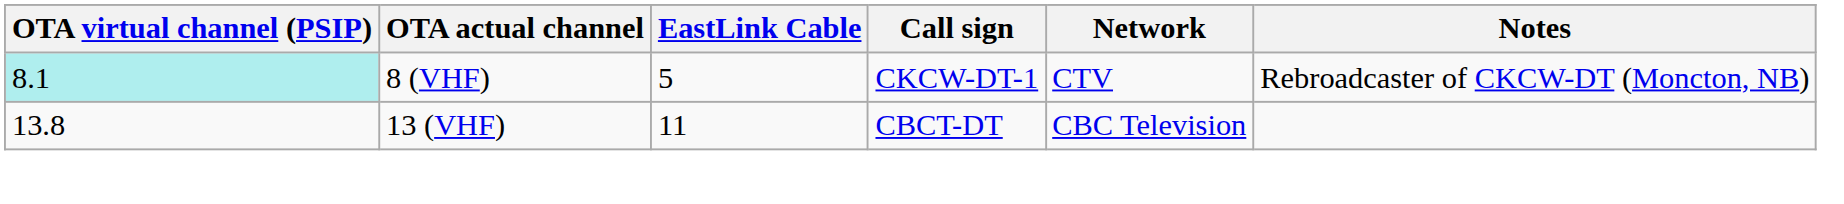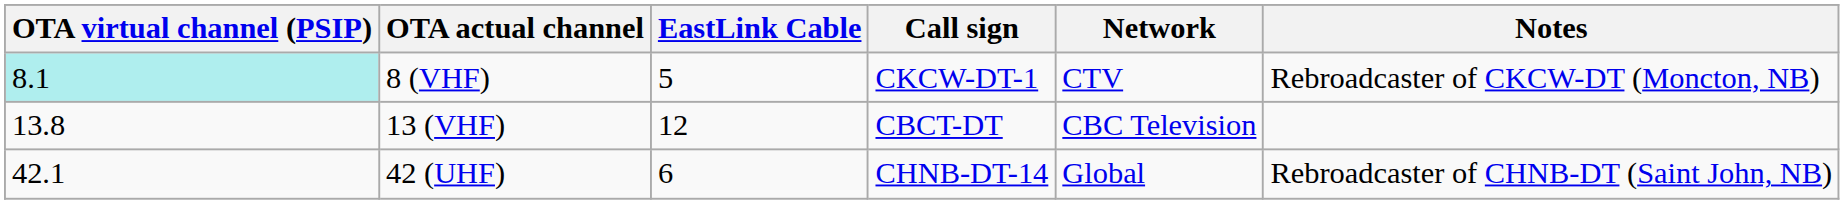(673, 125) 11 -> (673, 125) 12
+ row: (446, 173)
